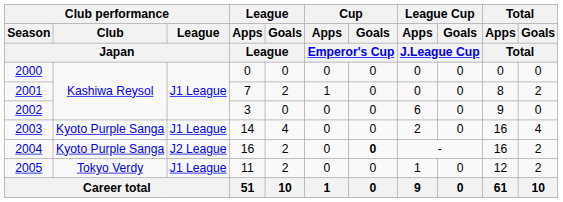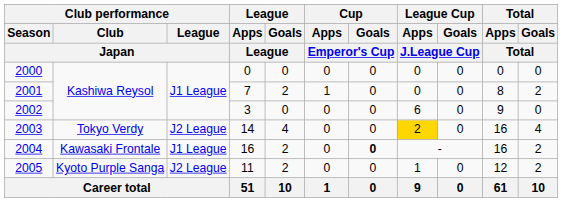(110, 129) Kyoto Purple Sanga -> (110, 129) Tokyo Verdy
(198, 129) J1 League -> (198, 129) J2 League
(417, 129) no background -> (417, 129) gold background
(110, 149) Kyoto Purple Sanga -> (110, 149) Kawasaki Frontale
(198, 149) J2 League -> (198, 149) J1 League
(110, 168) Tokyo Verdy -> (110, 168) Kyoto Purple Sanga
(198, 168) J1 League -> (198, 168) J2 League
